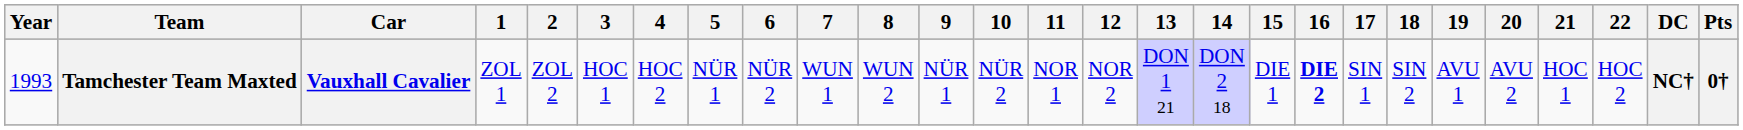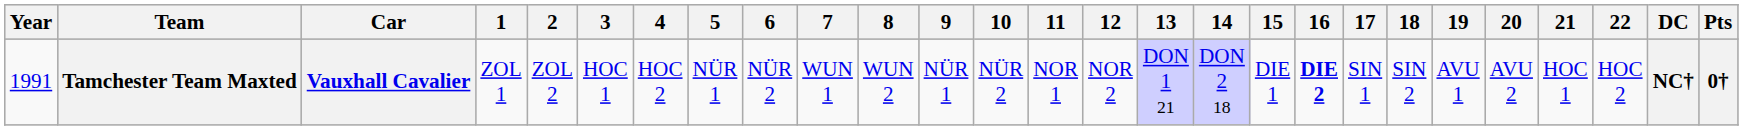(31, 81) 1993 -> (31, 81) 1991
